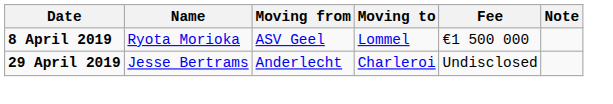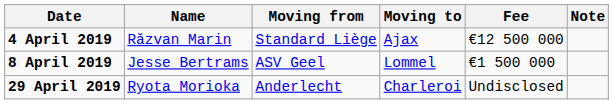+ row: (60, 40)
(184, 40) Ryota Morioka -> (188, 63) Jesse Bertrams
(188, 63) Jesse Bertrams -> (184, 87) Ryota Morioka
